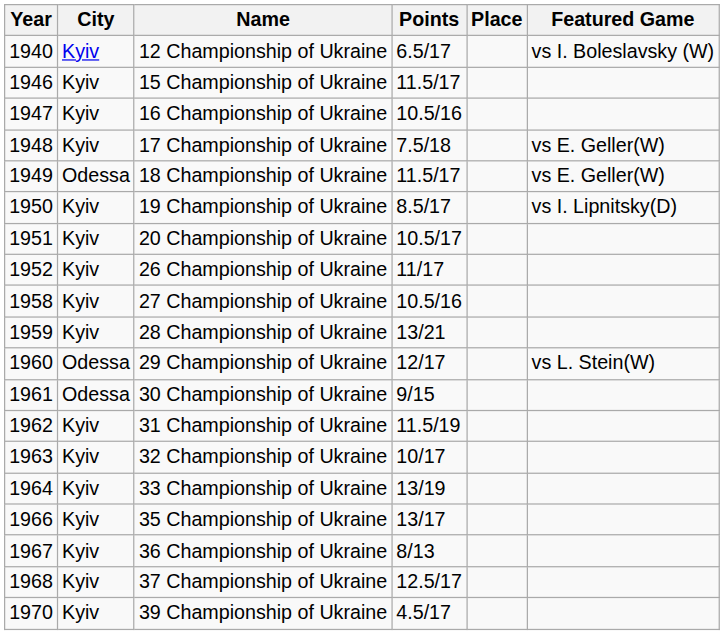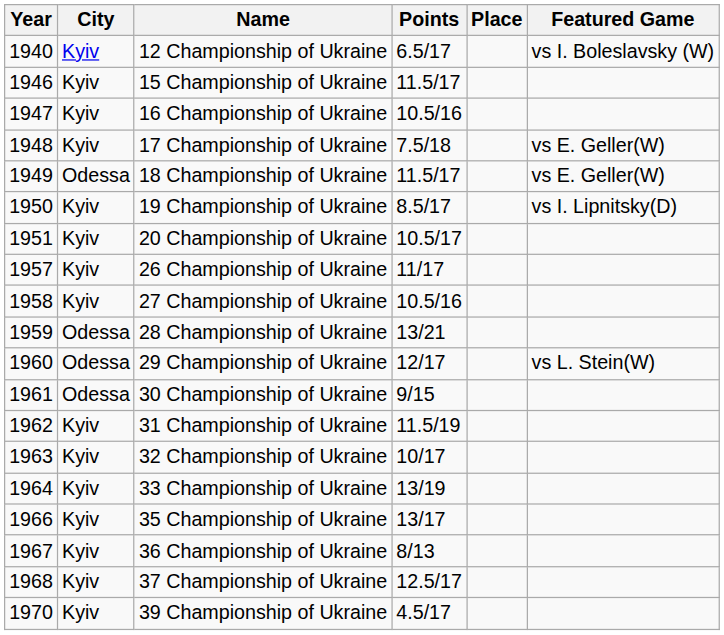(31, 269) 1952 -> (31, 269) 1957
(81, 332) Kyiv -> (96, 332) Odessa
